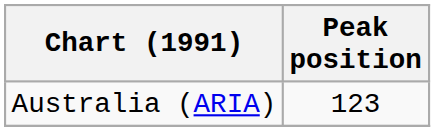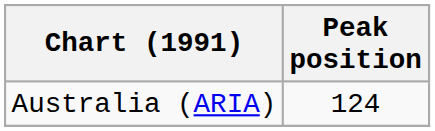(356, 104) 123 -> (356, 104) 124
